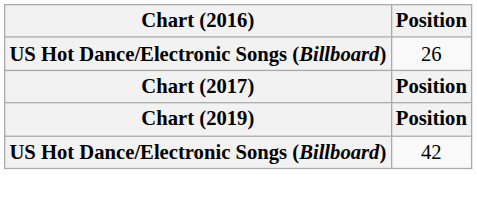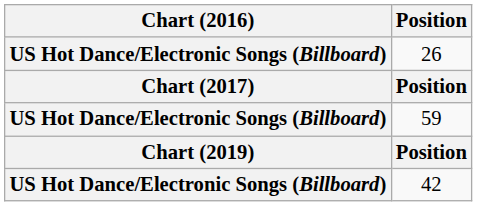+ row: (431, 119)
